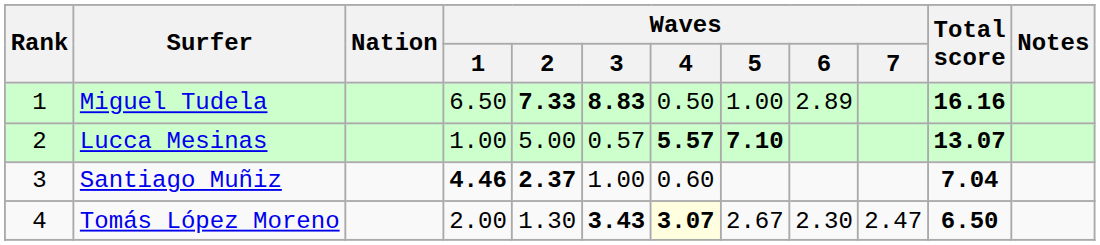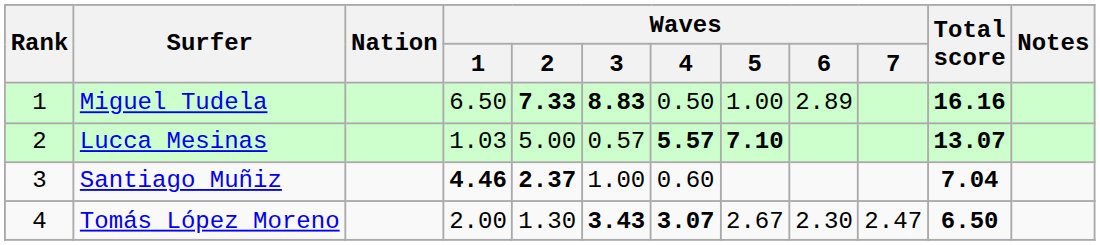(478, 142) 1.00 -> (478, 142) 1.03
(686, 221) lightyellow background -> (686, 221) no background
